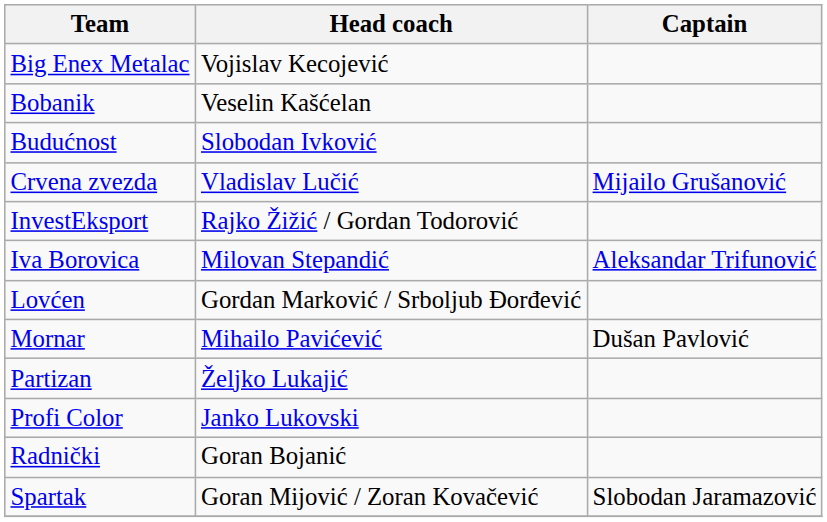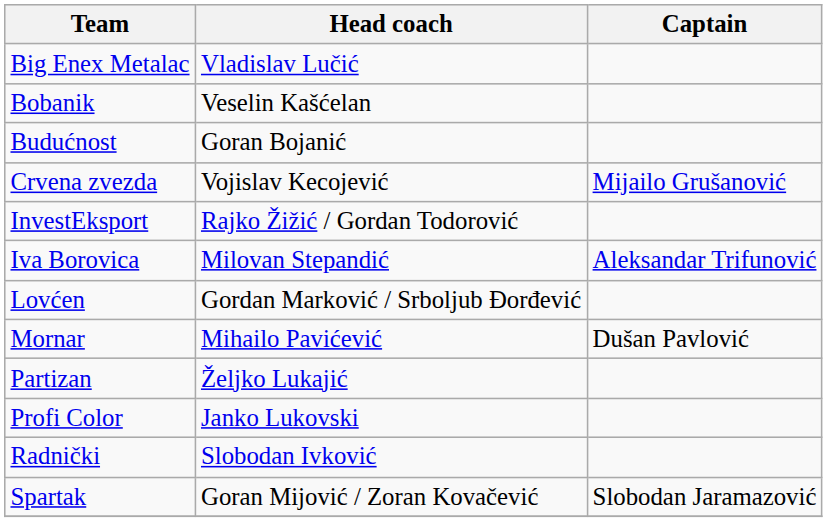(295, 63) Vojislav Kecojević -> (280, 63) Vladislav Lučić
(289, 142) Slobodan Ivković -> (274, 142) Goran Bojanić
(280, 181) Vladislav Lučić -> (295, 181) Vojislav Kecojević
(274, 456) Goran Bojanić -> (289, 456) Slobodan Ivković
